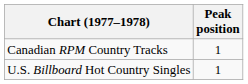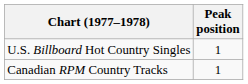rows swapped: (99, 69) <-> (88, 49)
